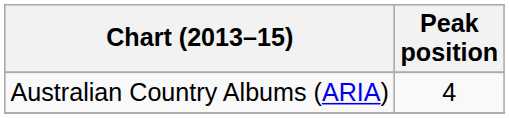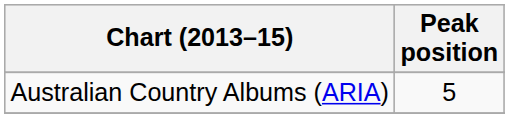(449, 92) 4 -> (449, 92) 5
